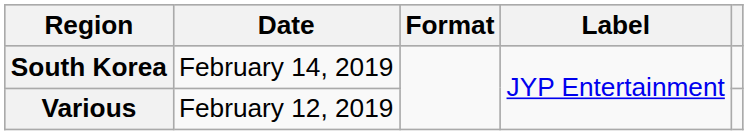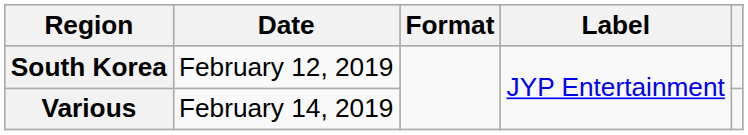(286, 66) February 14, 2019 -> (286, 66) February 12, 2019
(286, 108) February 12, 2019 -> (286, 108) February 14, 2019
